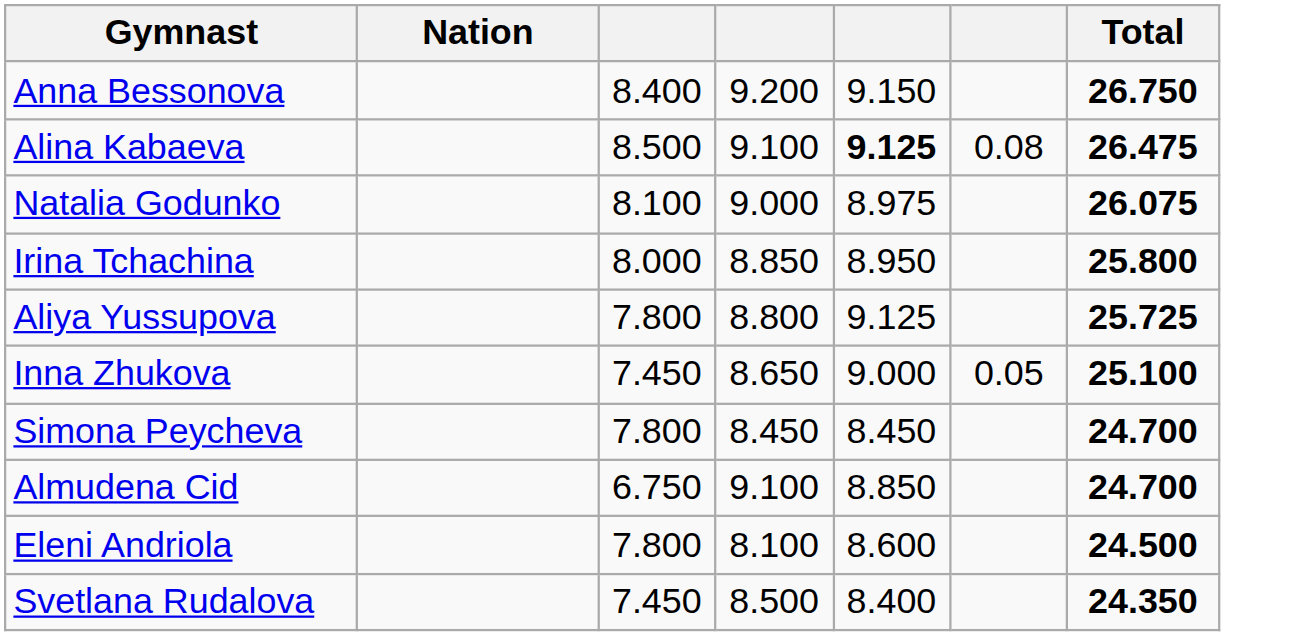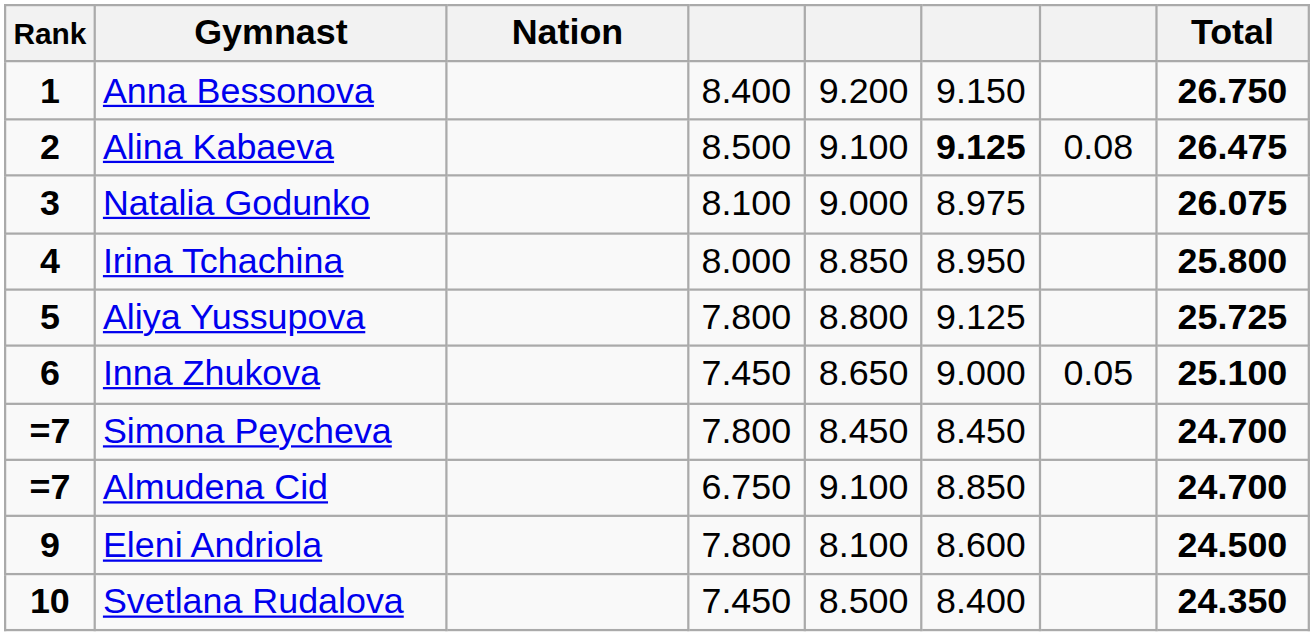+ column: (50, 35)
